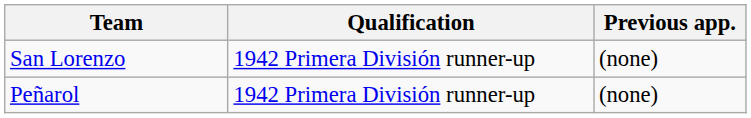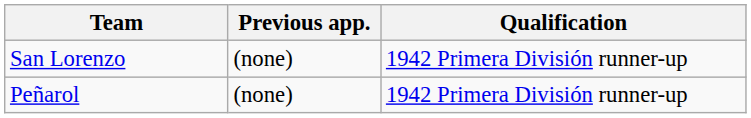columns swapped: (411, 22) <-> (670, 22)
